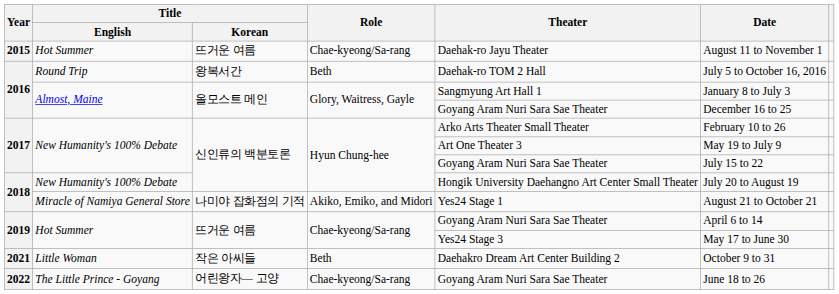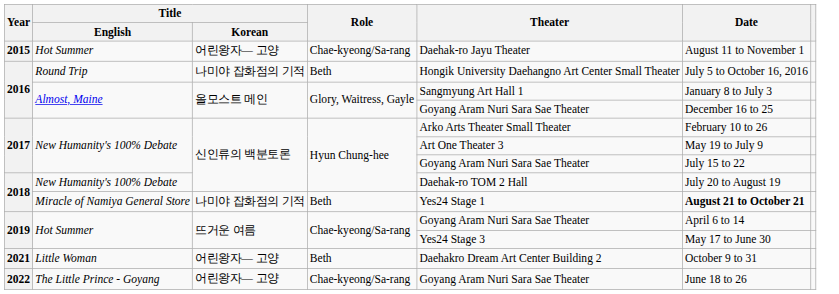(225, 50) 뜨거운 여름 -> (237, 50) 어린왕자— 고양
(218, 71) 왕복서간 -> (250, 71) 나미야 잡화점의 기적
(492, 71) Daehak-ro TOM 2 Hall -> (550, 71) Hongik University Daehangno Art Center Small Theater
(568, 182) Hongik University Daehangno Art Center Small Theater -> (474, 182) Daehak-ro TOM 2 Hall
(371, 201) Akiko, Emiko, and Midori -> (321, 201) Beth
(760, 201) normal -> (745, 201) bold
(225, 258) 작은 아씨들 -> (237, 258) 어린왕자— 고양
